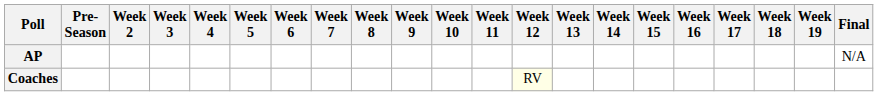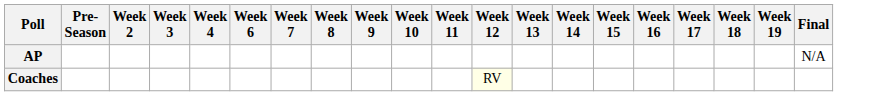- column: (250, 24)
